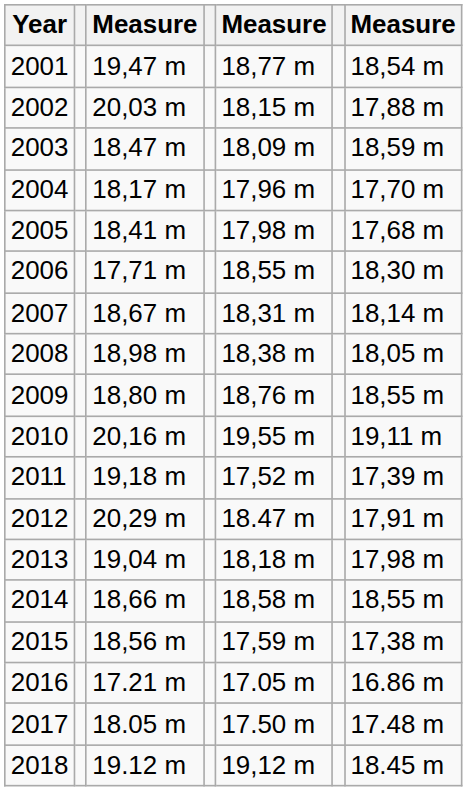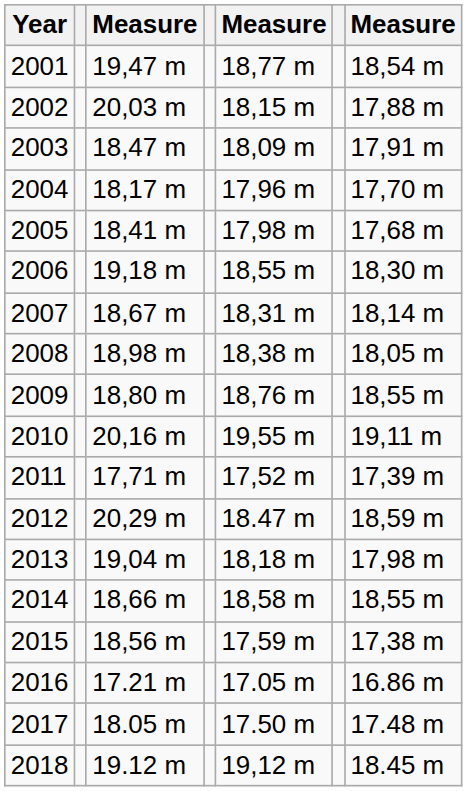(397, 148) 18,59 m -> (397, 148) 17,91 m
(139, 271) 17,71 m -> (139, 271) 19,18 m
(139, 477) 19,18 m -> (139, 477) 17,71 m
(397, 518) 17,91 m -> (397, 518) 18,59 m
